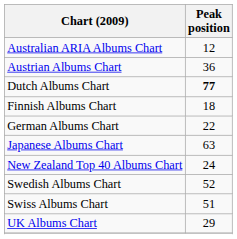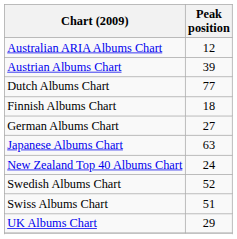(209, 67) 36 -> (209, 67) 39
(209, 86) bold -> (209, 86) normal
(209, 125) 22 -> (209, 125) 27
